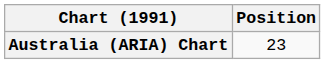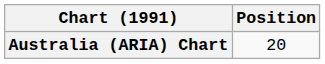(276, 45) 23 -> (276, 45) 20
